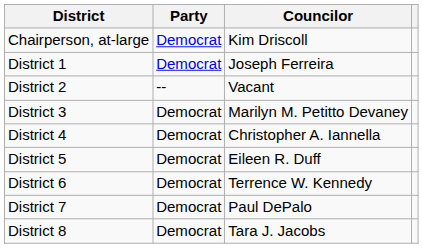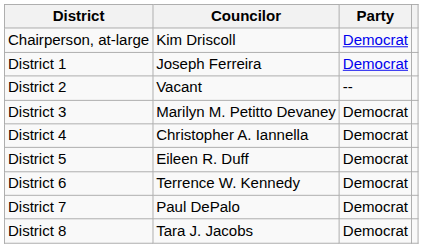columns swapped: (318, 16) <-> (189, 16)
